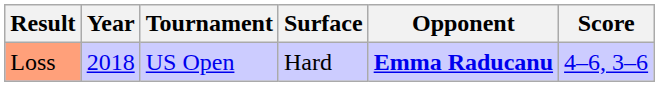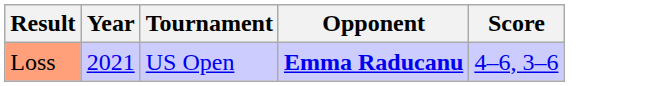- column: (323, 23)
(111, 61) 2018 -> (111, 61) 2021
